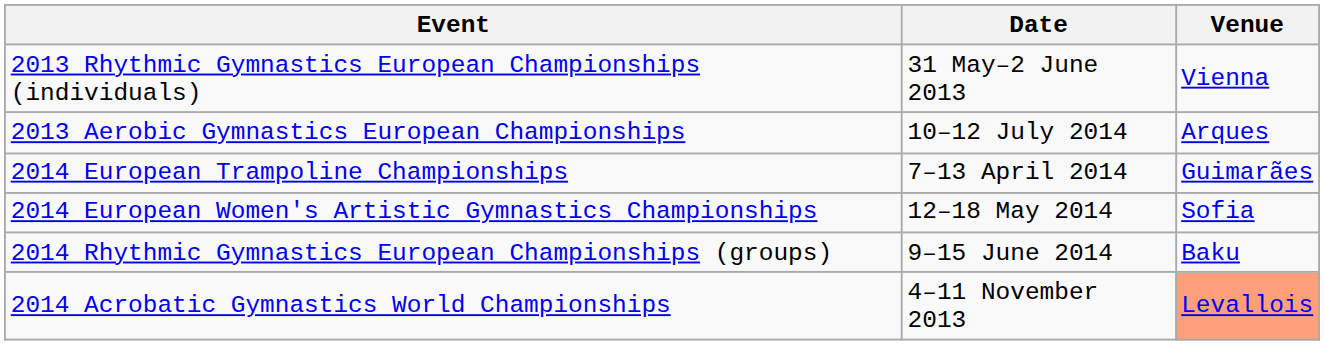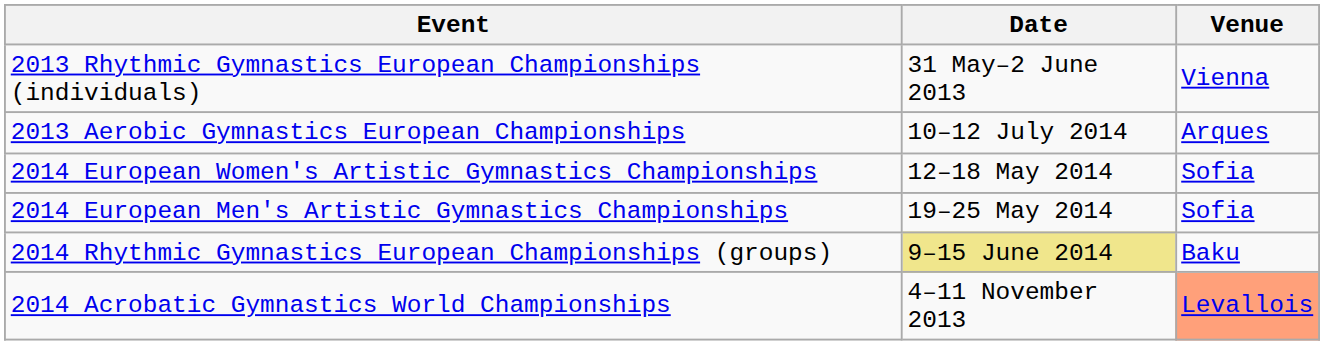- row: (289, 173)
+ row: (399, 212)
(1010, 252) no background -> (1010, 252) khaki background
